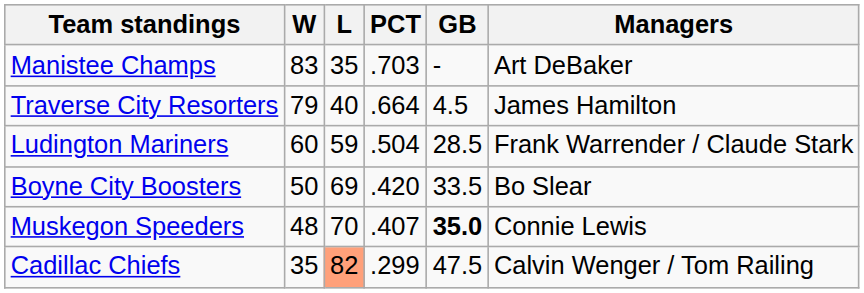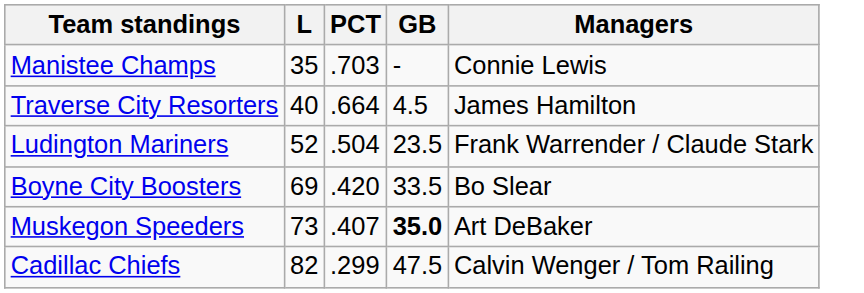- column: (304, 24)
(563, 65) Art DeBaker -> (530, 65) Connie Lewis
(344, 145) 59 -> (304, 145) 52
(457, 145) 28.5 -> (417, 145) 23.5
(344, 226) 70 -> (304, 226) 73
(570, 226) Connie Lewis -> (523, 226) Art DeBaker
(344, 266) lightsalmon background -> (304, 266) no background
